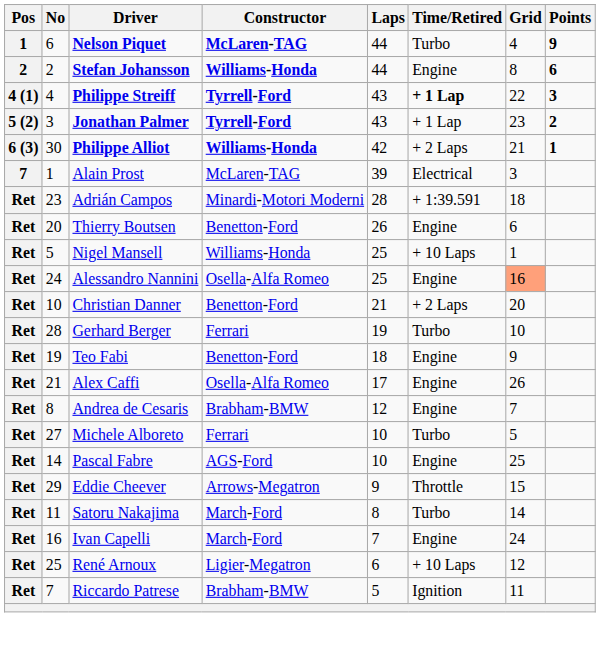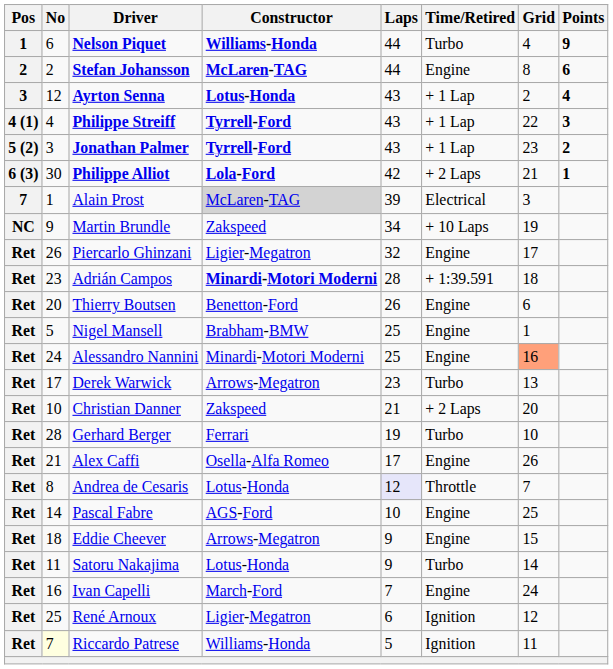(256, 43) McLaren-TAG -> (261, 43) Williams-Honda
(261, 69) Williams-Honda -> (256, 69) McLaren-TAG
+ row: (119, 95)
(438, 95) bold -> (450, 121) normal
(261, 148) Williams-Honda -> (240, 174) Lola-Ford
(253, 174) no background -> (253, 200) lightgrey background
+ row: (121, 226)
+ row: (132, 252)
(285, 200) normal -> (291, 278) bold
(258, 252) Williams-Honda -> (257, 330) Brabham-BMW
(444, 252) + 10 Laps -> (448, 330) Engine
(267, 278) Osella-Alfa Romeo -> (285, 356) Minardi-Motori Moderni
+ row: (122, 382)
(252, 304) Benetton-Ford -> (236, 408) Zakspeed
- row: (100, 356)
(257, 408) Brabham-BMW -> (247, 486) Lotus-Honda
(379, 408) no background -> (393, 486) lavender background
(435, 408) Engine -> (451, 486) Throttle
- row: (128, 434)
(54, 486) 29 -> (54, 539) 18
(438, 486) Throttle -> (448, 539) Engine
(244, 512) March-Ford -> (247, 565) Lotus-Honda
(375, 512) 8 -> (389, 565) 9
(444, 565) + 10 Laps -> (450, 617) Ignition
(50, 591) no background -> (50, 643) lightyellow background
(257, 591) Brabham-BMW -> (258, 643) Williams-Honda
